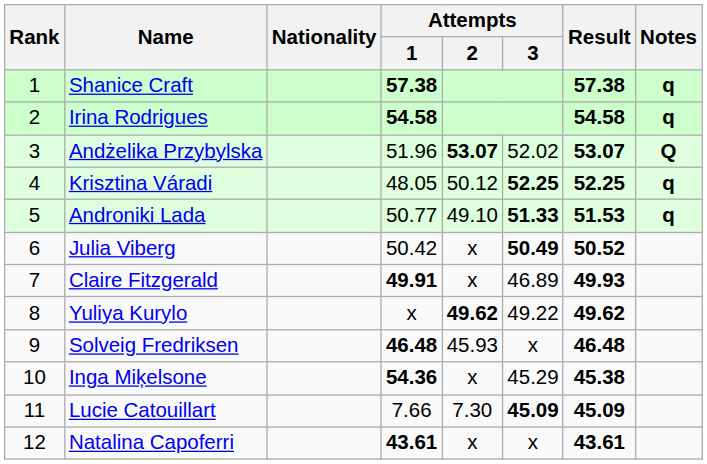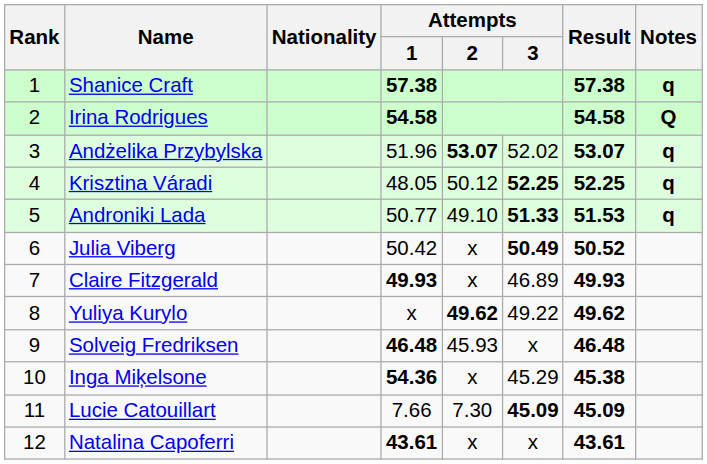(669, 118) q -> (669, 118) Q
(669, 150) Q -> (669, 150) q
(412, 280) 49.91 -> (412, 280) 49.93
